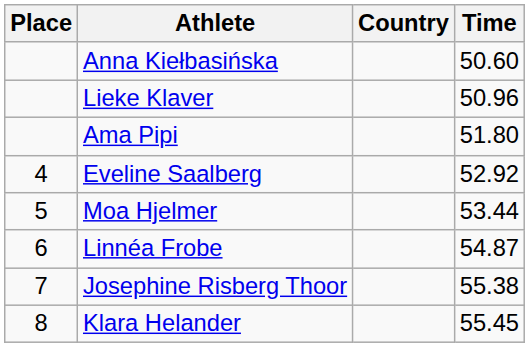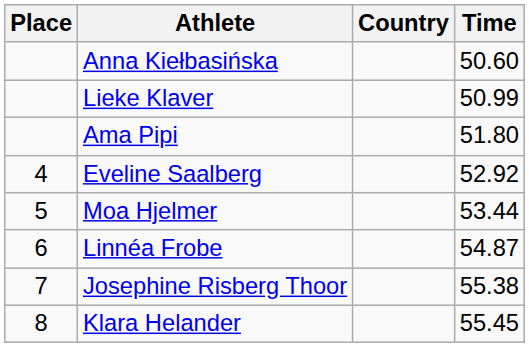(489, 98) 50.96 -> (489, 98) 50.99
